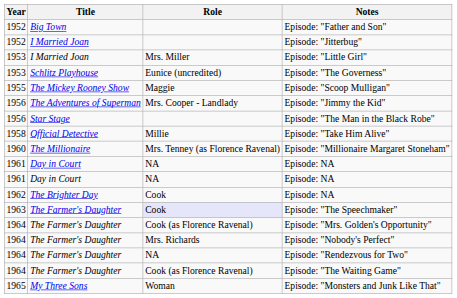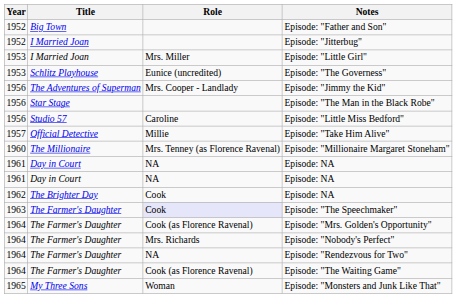- row: (80, 88)
+ row: (48, 118)
(16, 133) 1958 -> (16, 133) 1957
